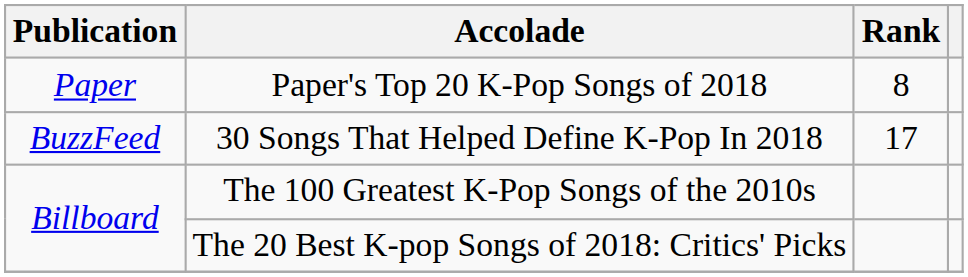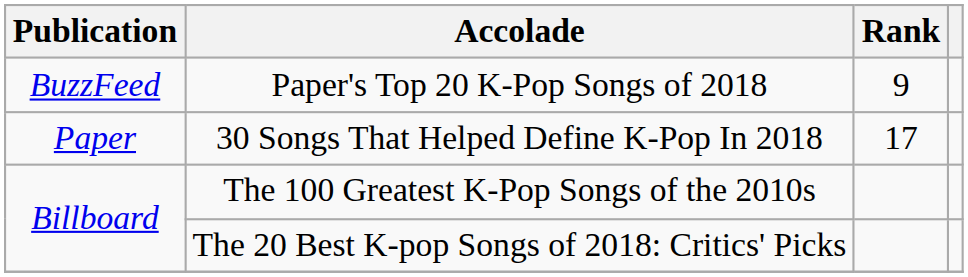(95, 84) Paper -> (95, 84) BuzzFeed
(901, 84) 8 -> (901, 84) 9
(95, 137) BuzzFeed -> (95, 137) Paper
